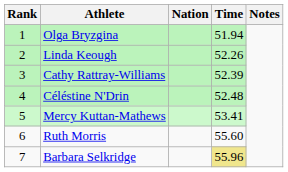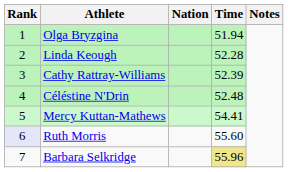(229, 55) 52.26 -> (229, 55) 52.28
(229, 116) 53.41 -> (229, 116) 54.41
(22, 136) no background -> (22, 136) lavender background
